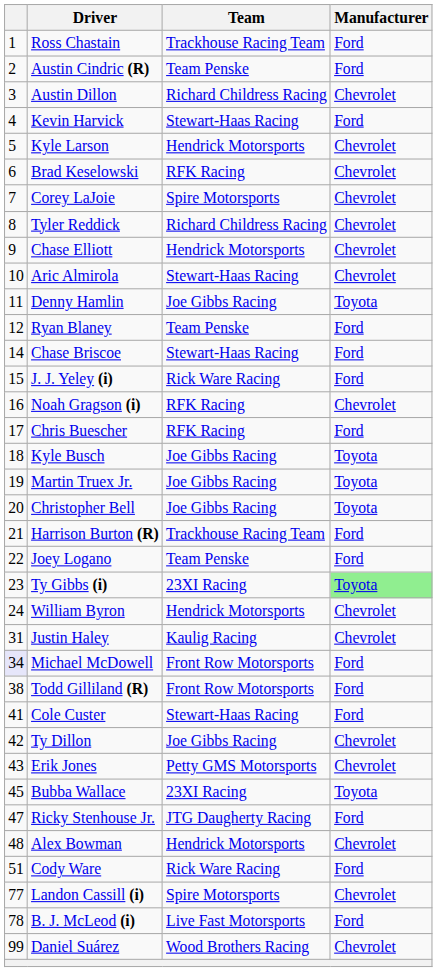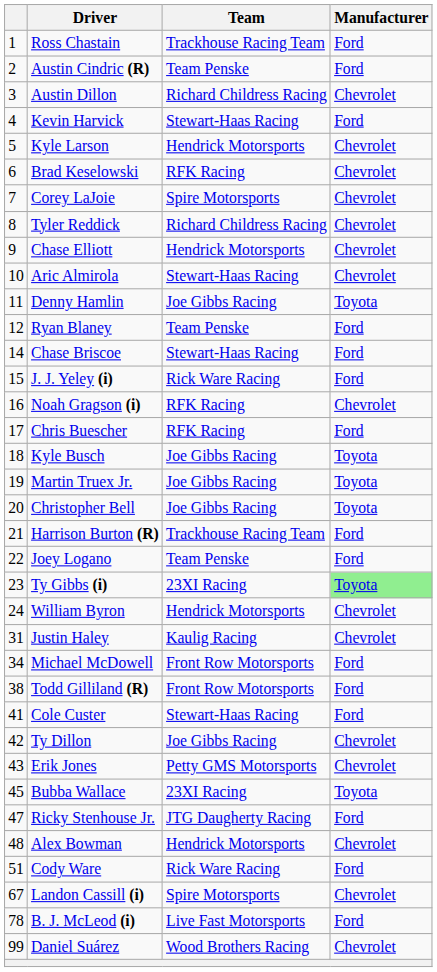(16, 662) lavender background -> (16, 662) no background
(16, 895) 77 -> (16, 895) 67
